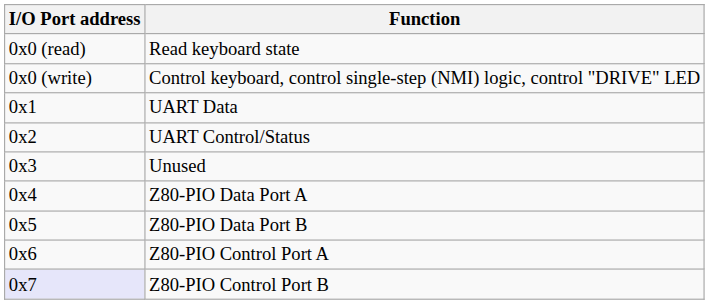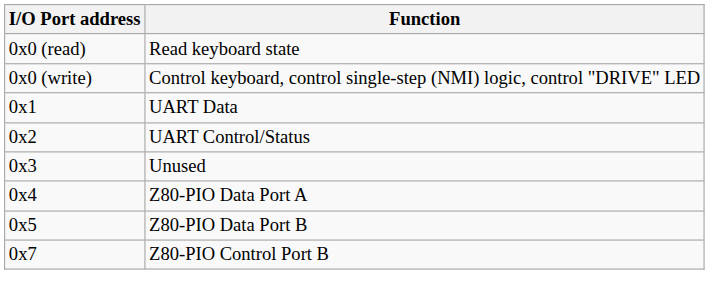- row: (239, 254)
(23, 284) lavender background -> (23, 254) no background
